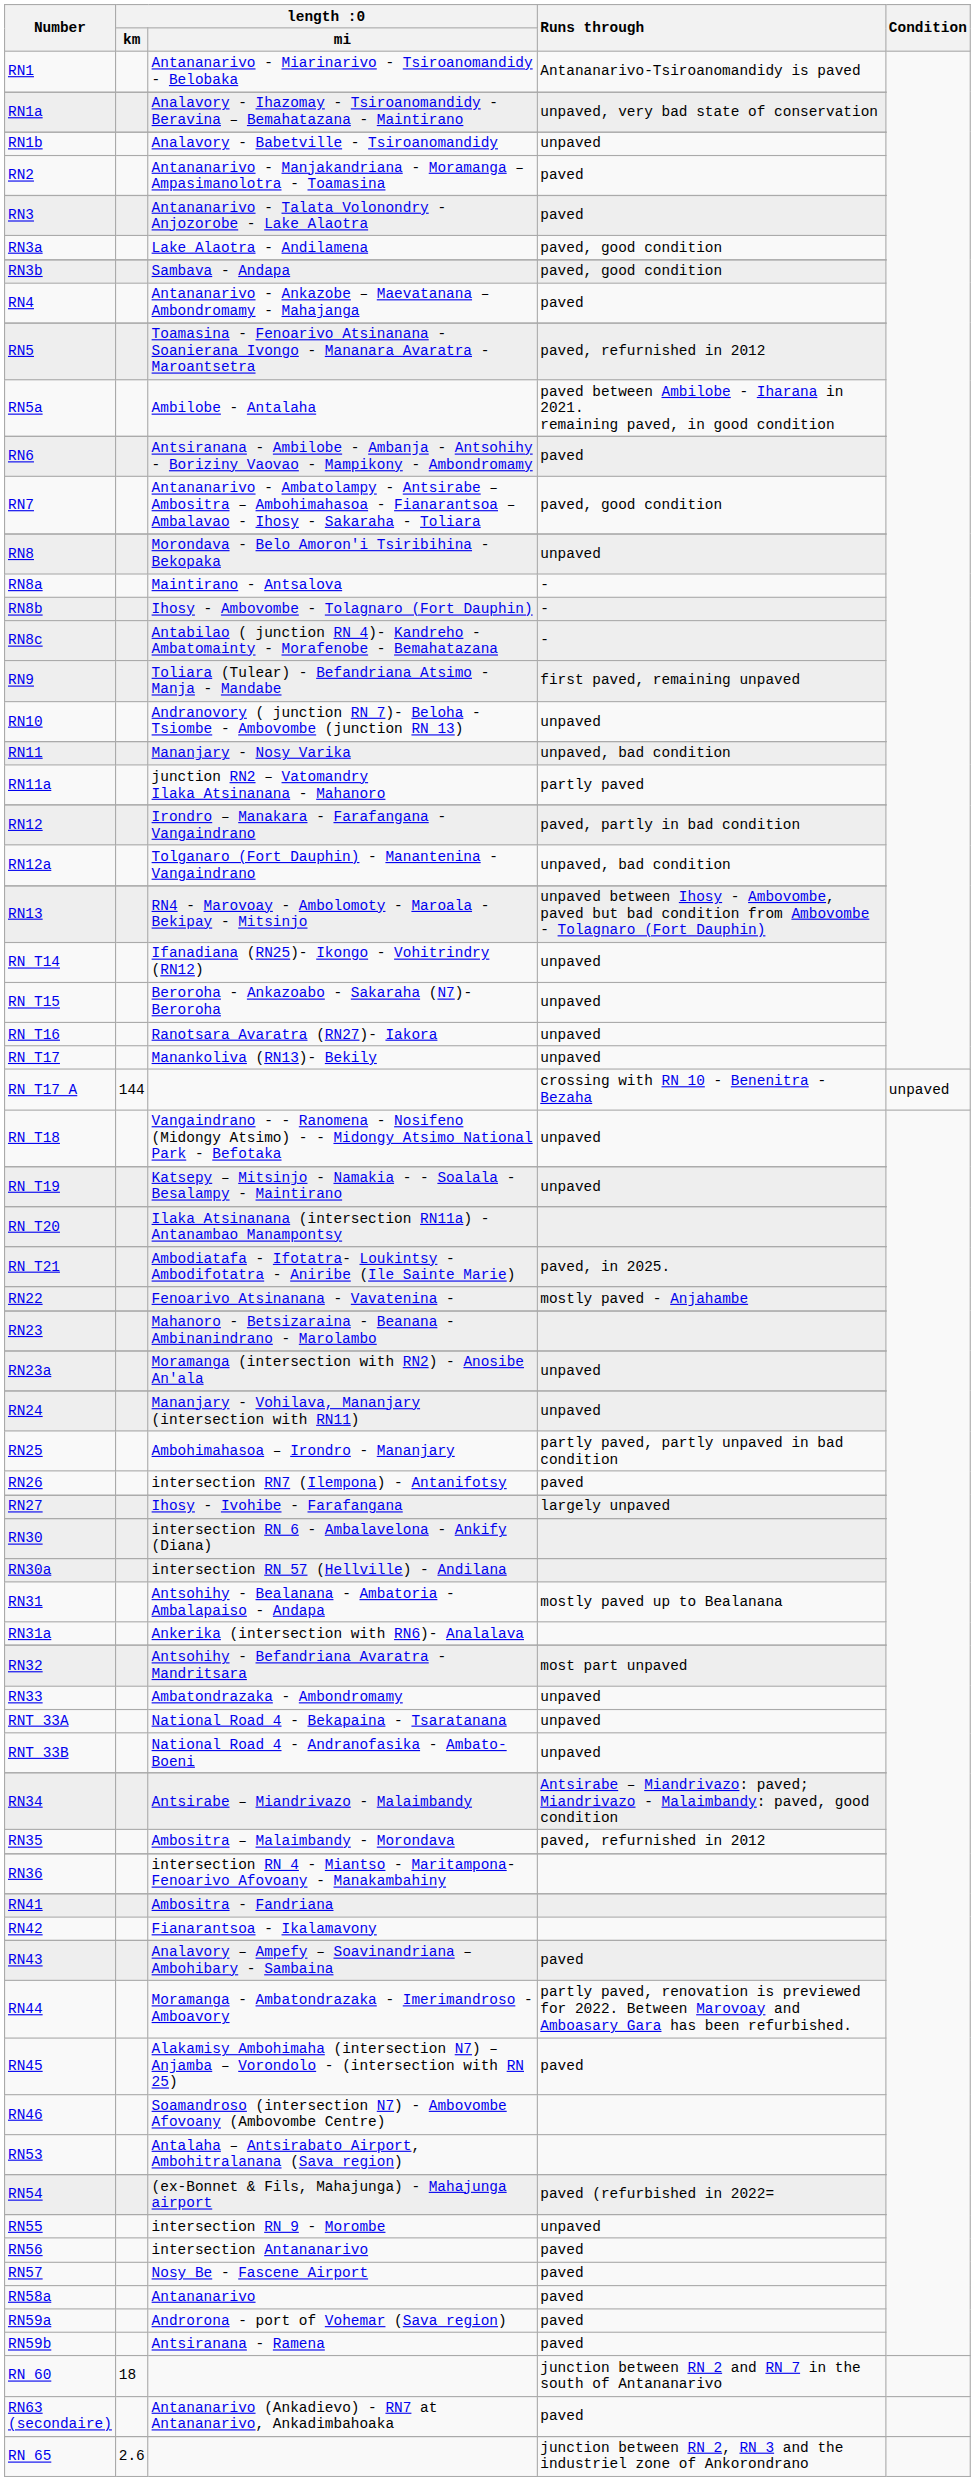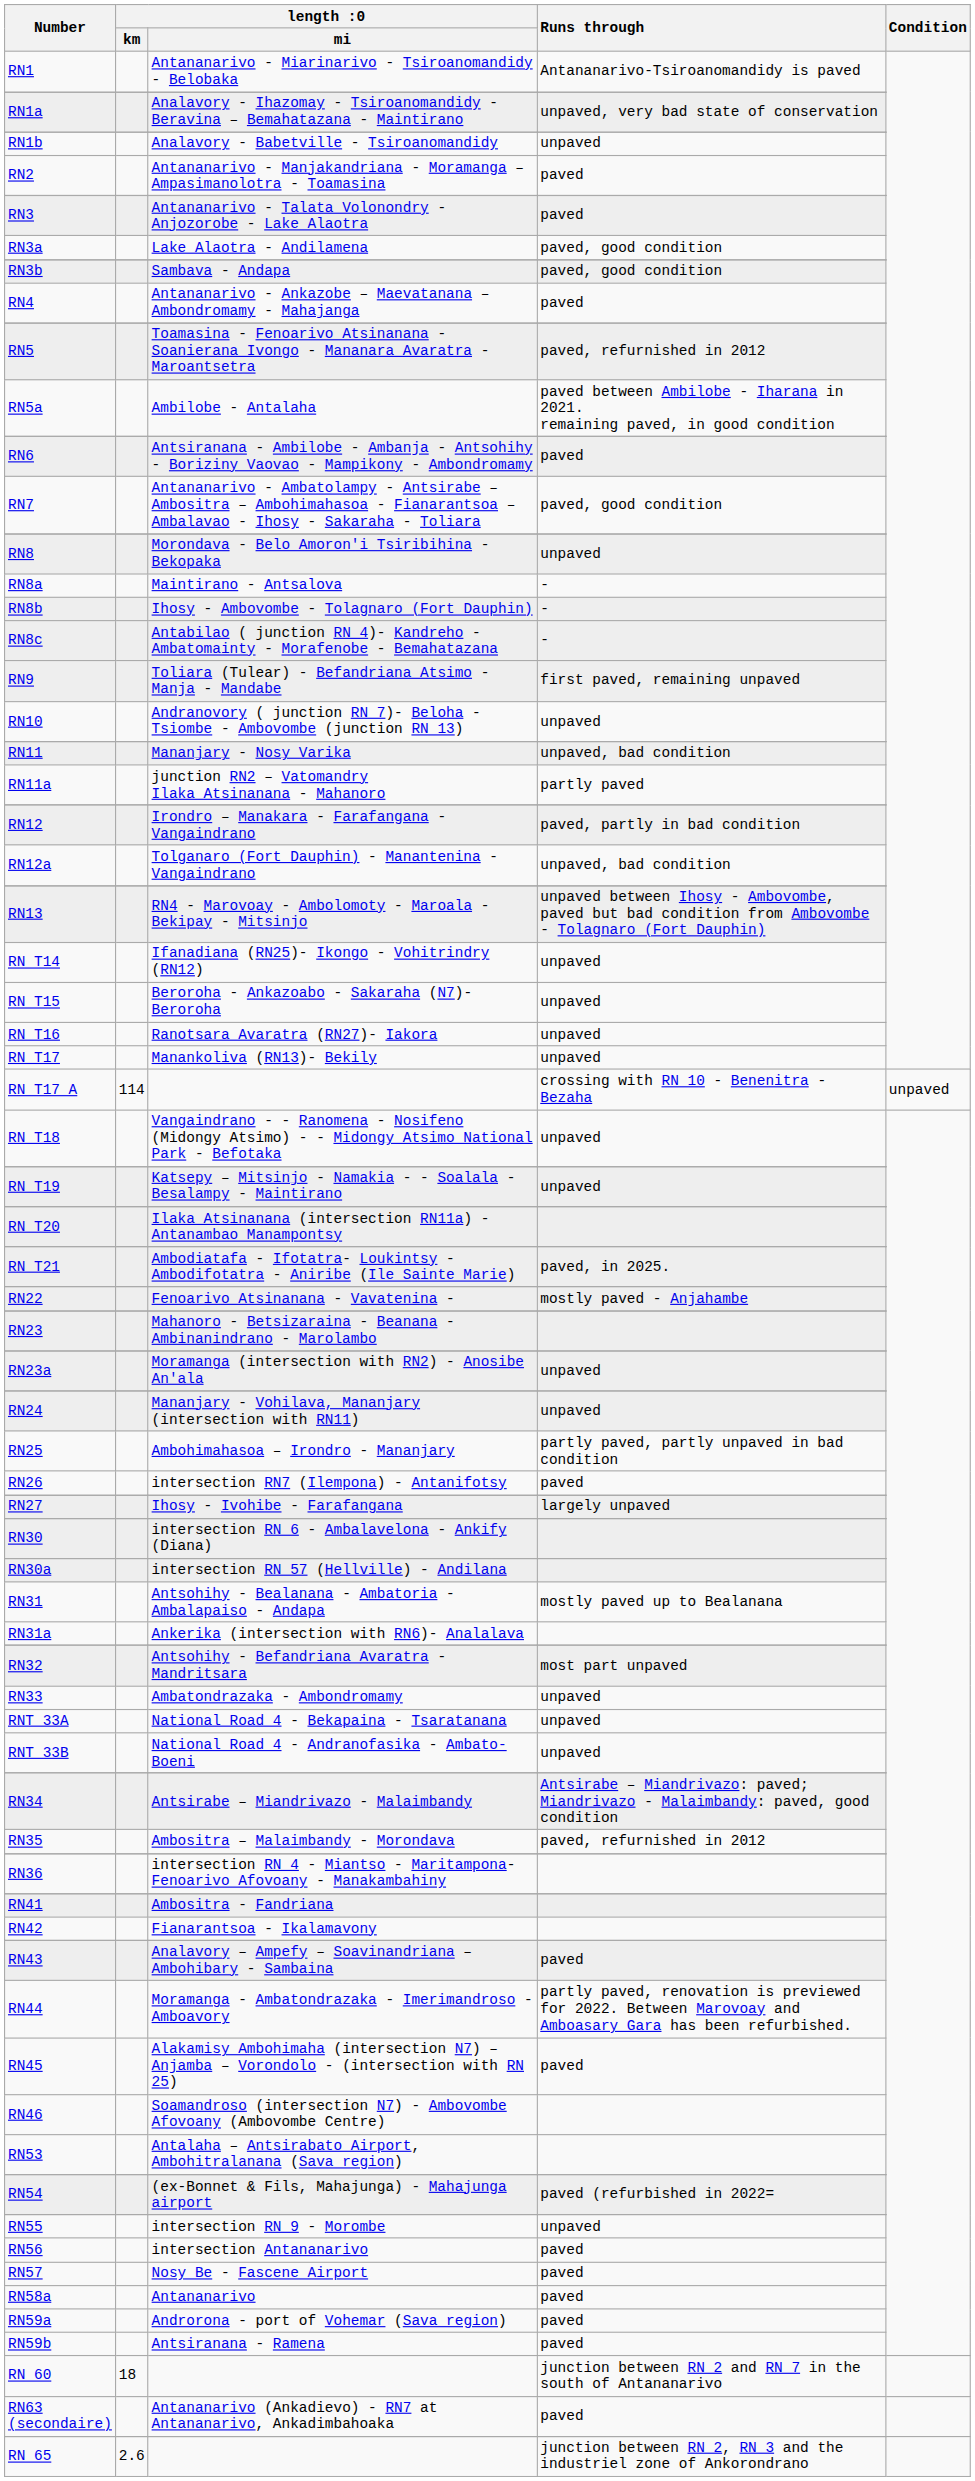(132, 1090) 144 -> (132, 1090) 114
